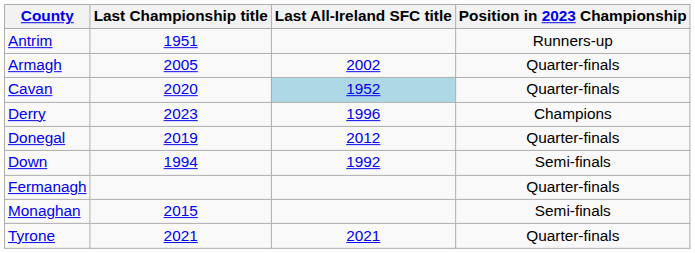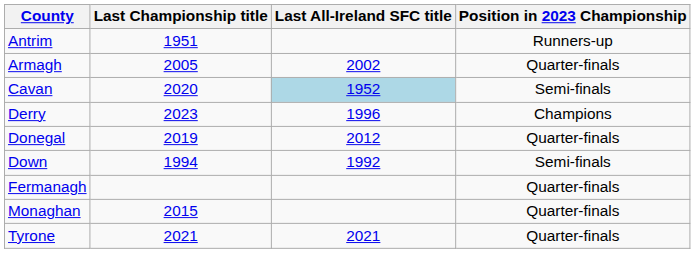(573, 89) Quarter-finals -> (573, 89) Semi-finals
(573, 211) Semi-finals -> (573, 211) Quarter-finals
